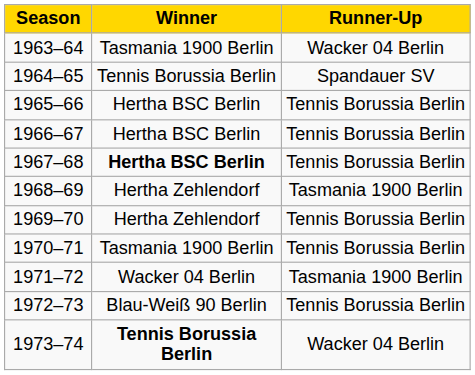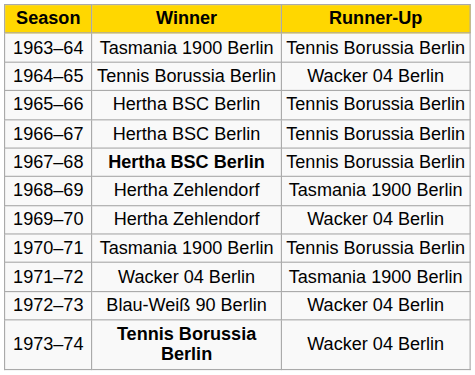(376, 47) Wacker 04 Berlin -> (376, 47) Tennis Borussia Berlin
(376, 76) Spandauer SV -> (376, 76) Wacker 04 Berlin
(376, 219) Tennis Borussia Berlin -> (376, 219) Wacker 04 Berlin
(376, 305) Tennis Borussia Berlin -> (376, 305) Wacker 04 Berlin
